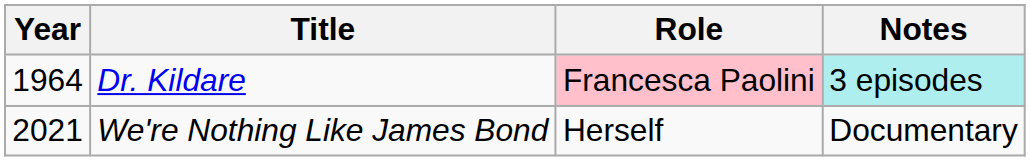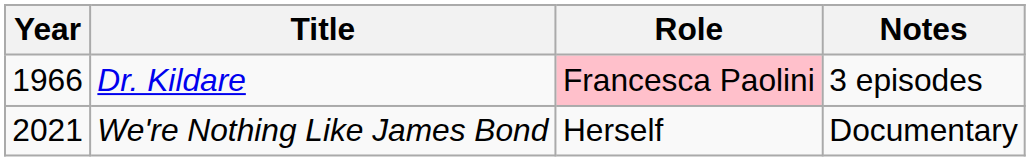(48, 79) 1964 -> (48, 79) 1966
(906, 79) paleturquoise background -> (906, 79) no background
